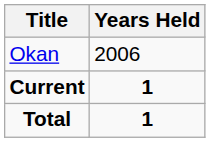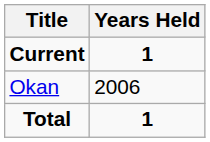rows swapped: (47, 86) <-> (34, 53)
